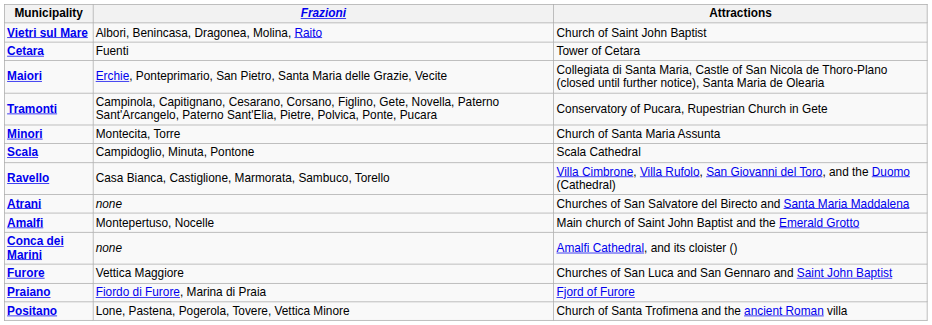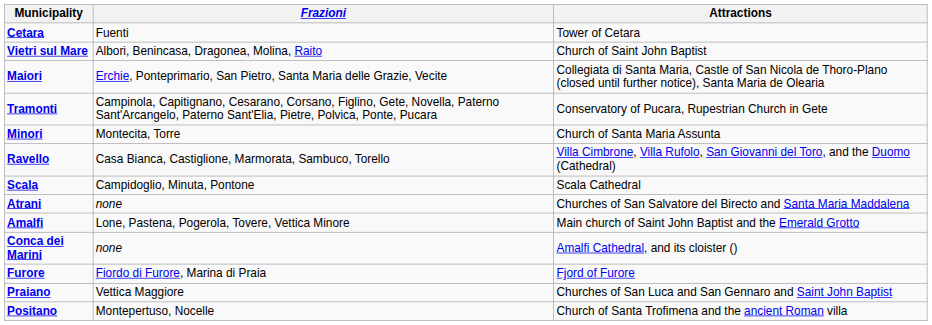rows swapped: (47, 32) <-> (26, 51)
rows swapped: (28, 178) <-> (23, 153)
(155, 222) Montepertuso, Nocelle -> (223, 222) Lone, Pastena, Pogerola, Tovere, Vettica Minore
(140, 273) Vettica Maggiore -> (181, 273) Fiordo di Furore, Marina di Praia
(724, 273) Churches of San Luca and San Gennaro and Saint John Baptist -> (596, 273) Fjord of Furore
(181, 292) Fiordo di Furore, Marina di Praia -> (140, 292) Vettica Maggiore
(596, 292) Fjord of Furore -> (724, 292) Churches of San Luca and San Gennaro and Saint John Baptist
(223, 311) Lone, Pastena, Pogerola, Tovere, Vettica Minore -> (155, 311) Montepertuso, Nocelle
